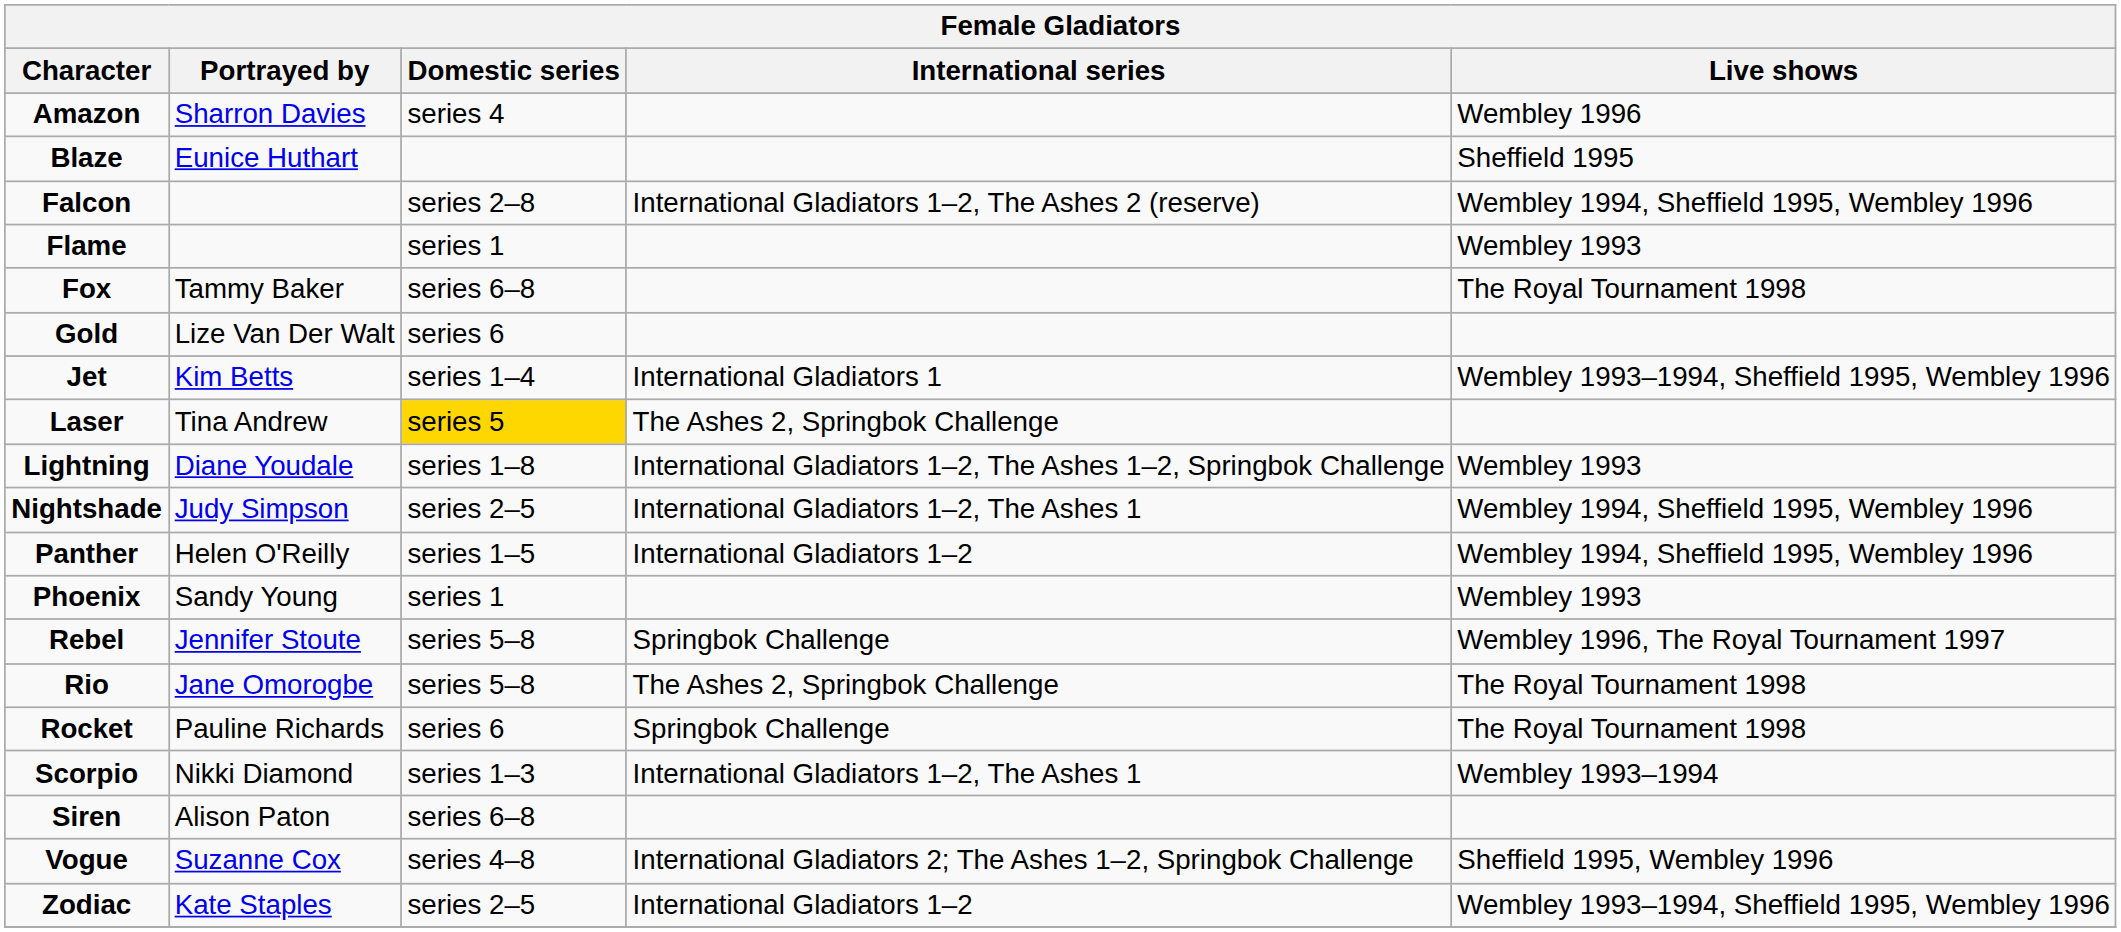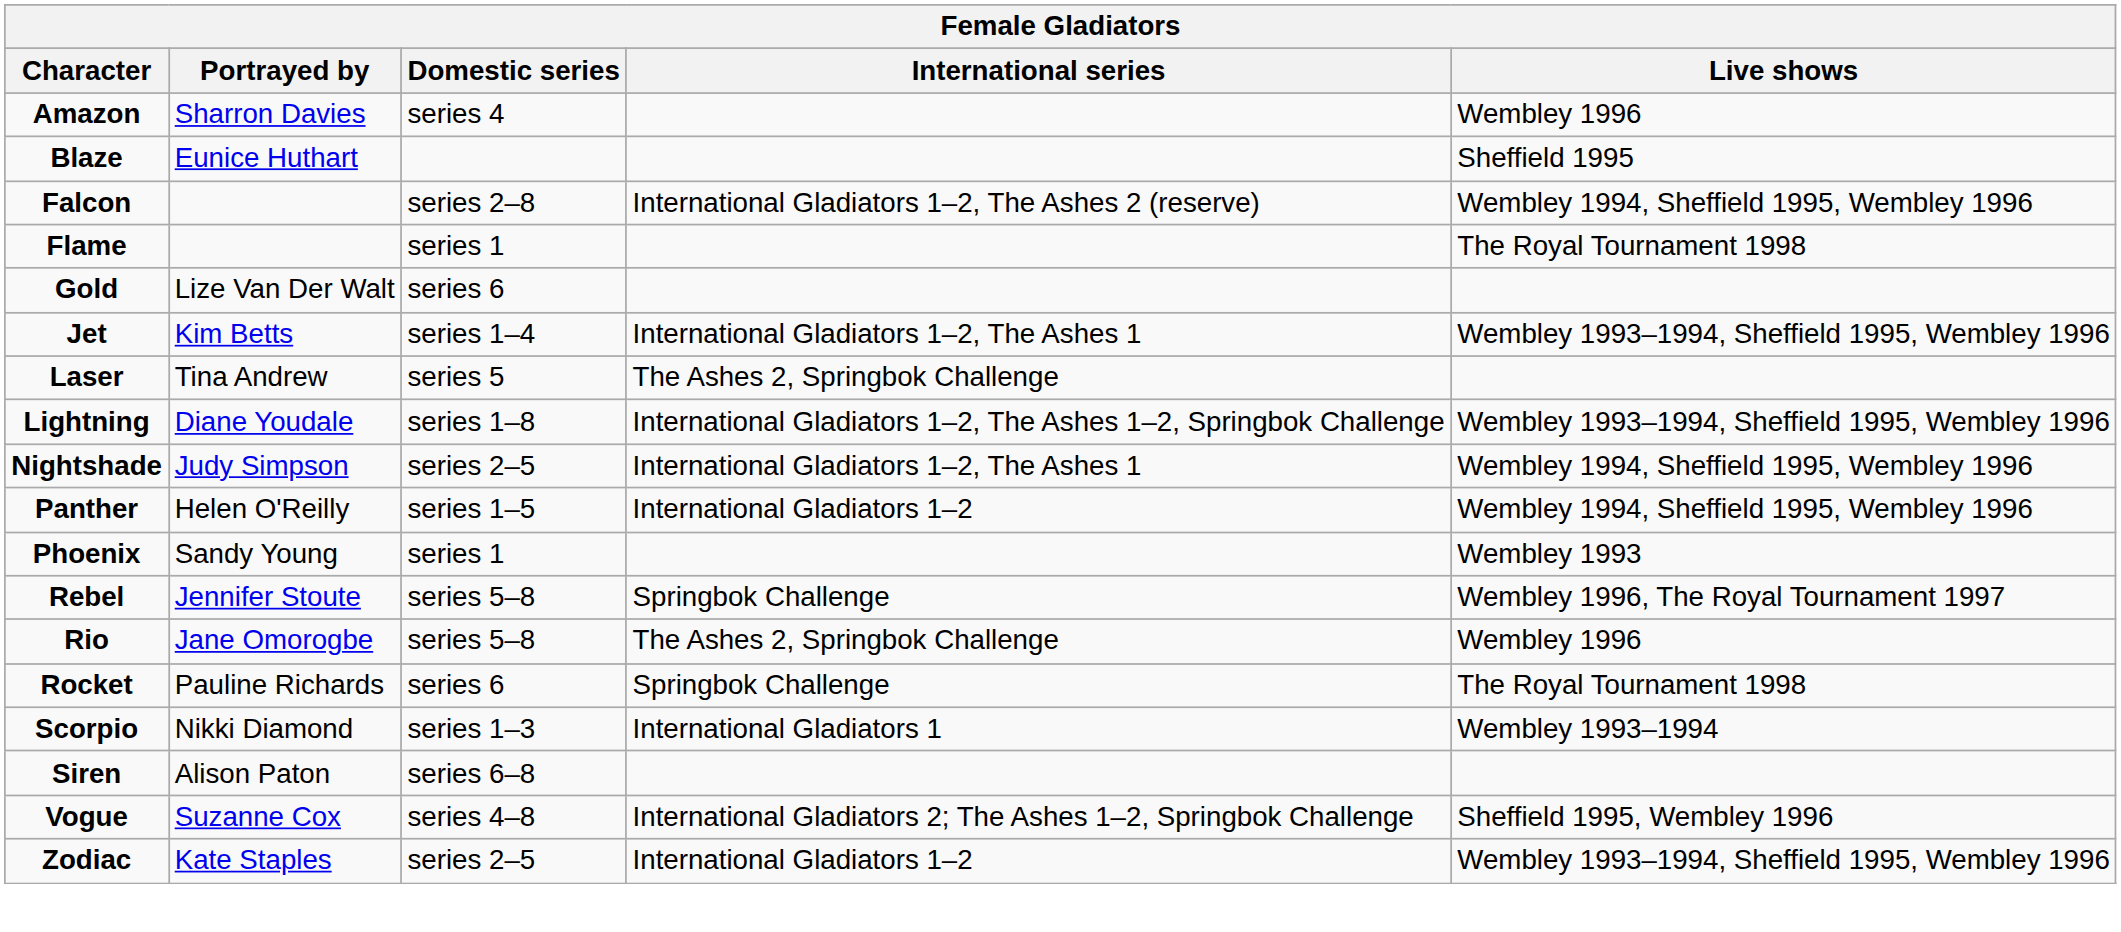(1549, 245) Wembley 1993 -> (1632, 245) The Royal Tournament 1998
- row: (87, 289)
(787, 377) International Gladiators 1 -> (887, 333) International Gladiators 1–2, The Ashes 1
(456, 421) gold background -> (456, 377) no background
(1549, 465) Wembley 1993 -> (1784, 421) Wembley 1993–1994, Sheffield 1995, Wembley 1996
(1632, 684) The Royal Tournament 1998 -> (1549, 641) Wembley 1996
(887, 772) International Gladiators 1–2, The Ashes 1 -> (787, 728) International Gladiators 1
